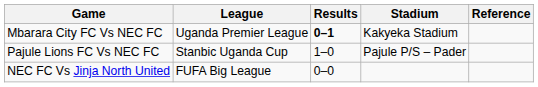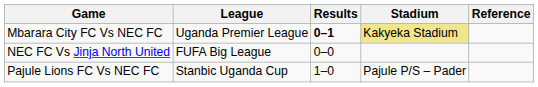(411, 33) no background -> (411, 33) khaki background
rows swapped: (83, 52) <-> (89, 71)
